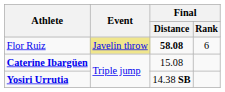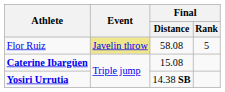(172, 46) bold -> (172, 46) normal
(207, 46) 6 -> (207, 46) 5
